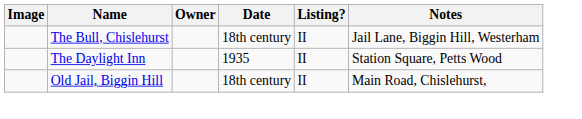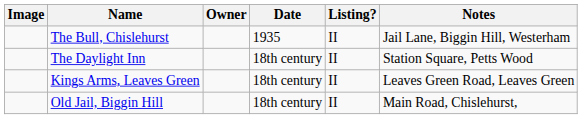(257, 37) 18th century -> (267, 37) 1935
(236, 59) 1935 -> (287, 59) 18th century
+ row: (125, 80)
